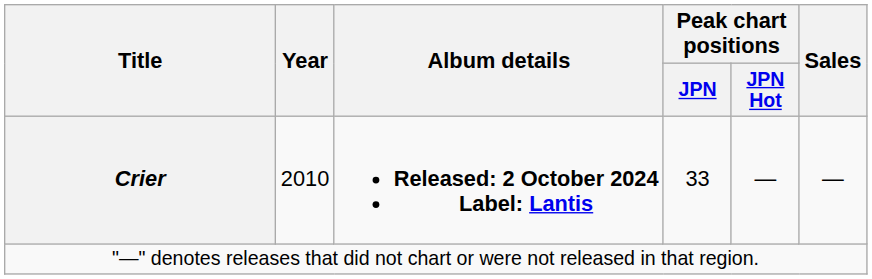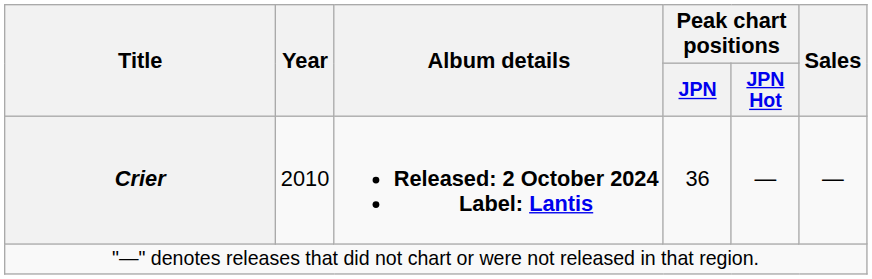(698, 179) 33 -> (698, 179) 36
